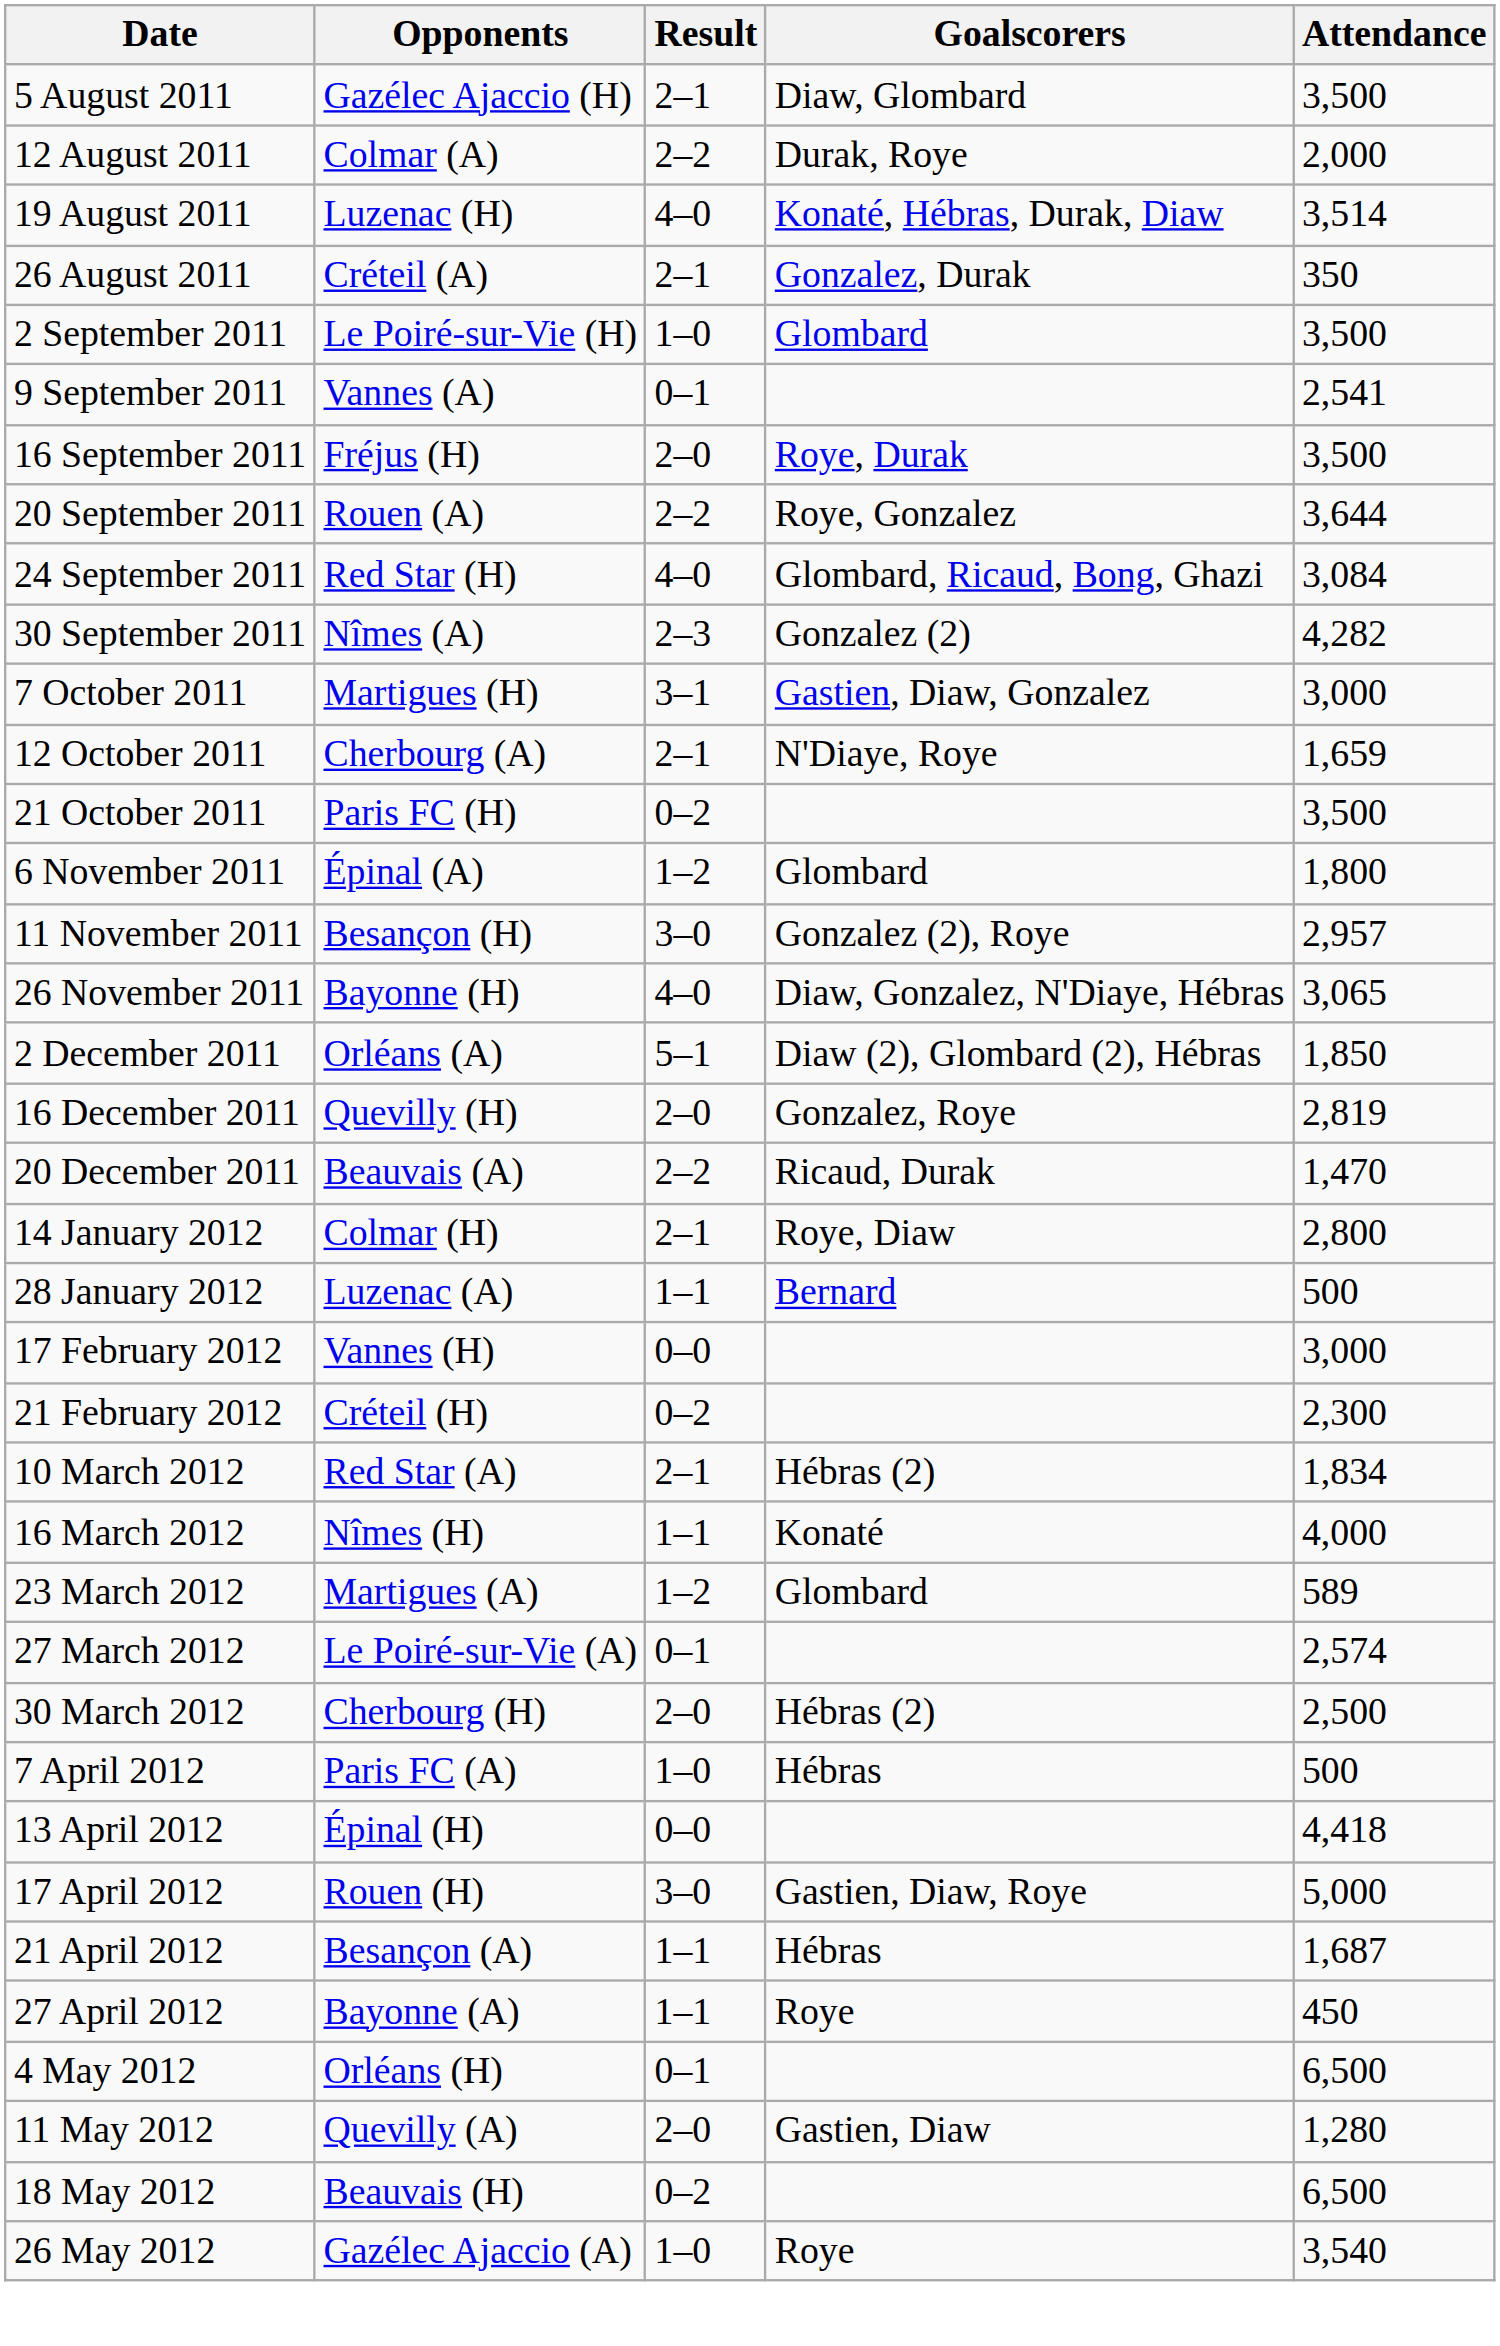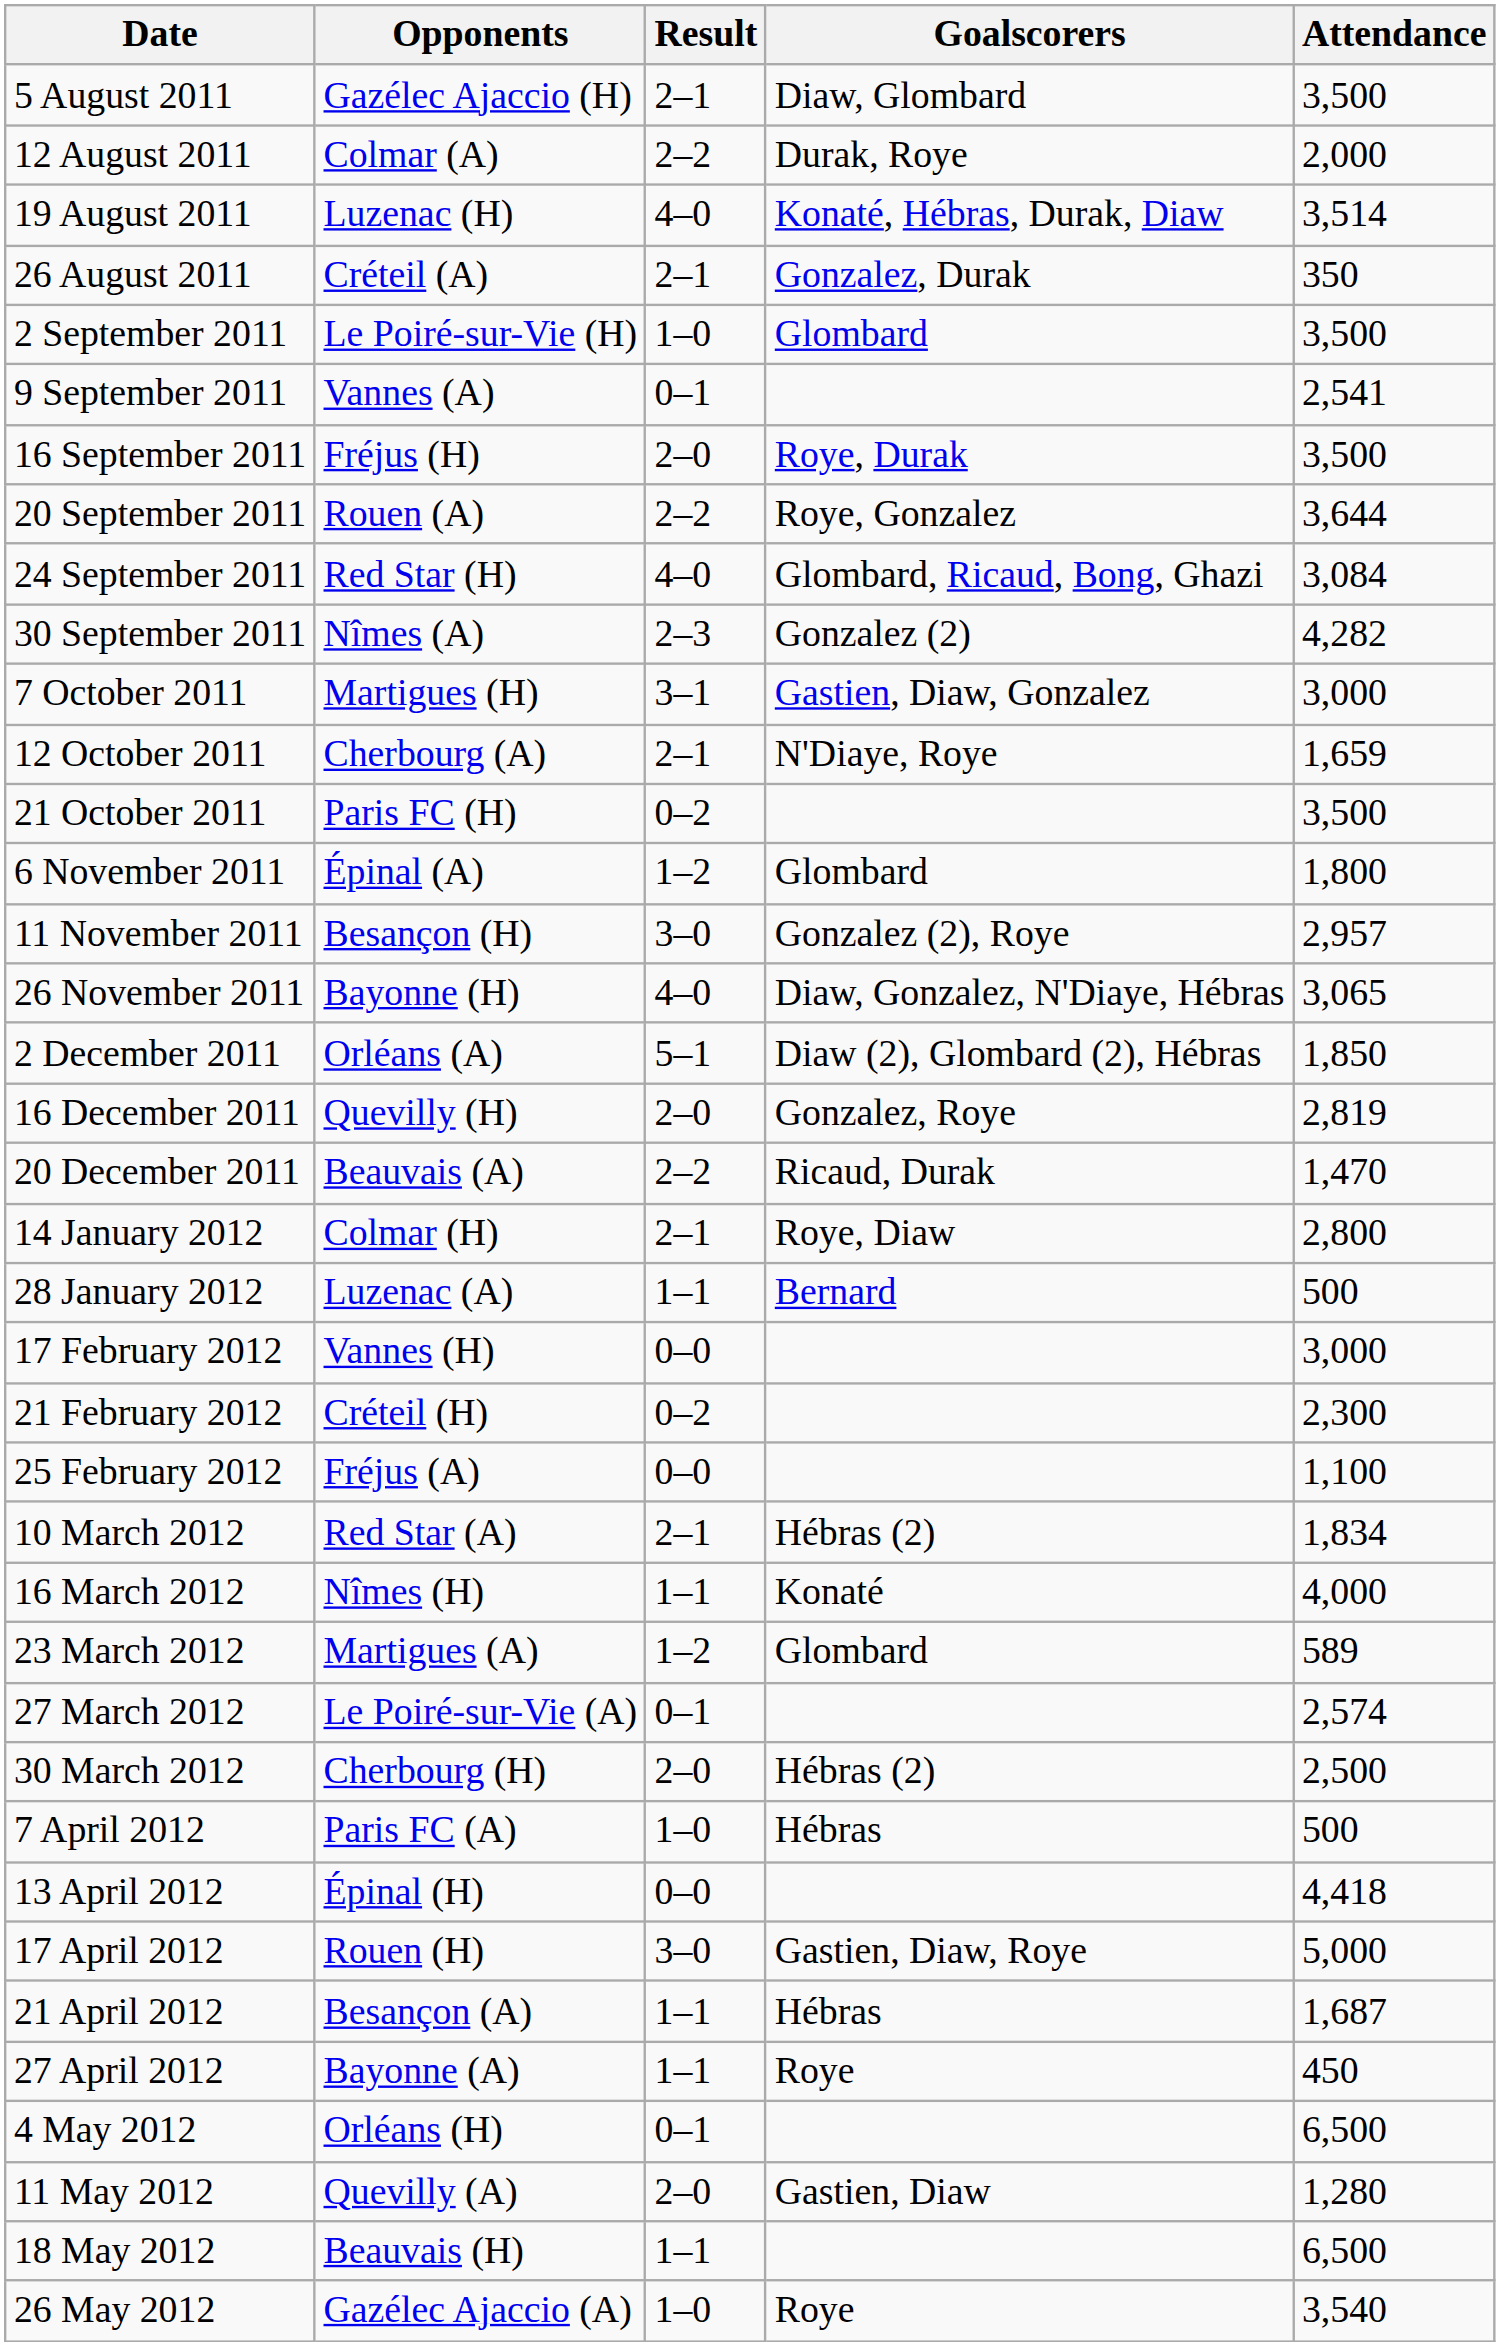+ row: (148, 1471)
(683, 2190) 0–2 -> (683, 2250) 1–1
